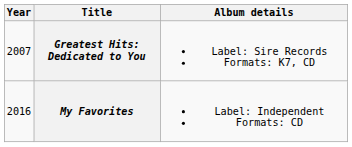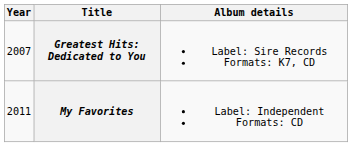(19, 111) 2016 -> (19, 111) 2011
